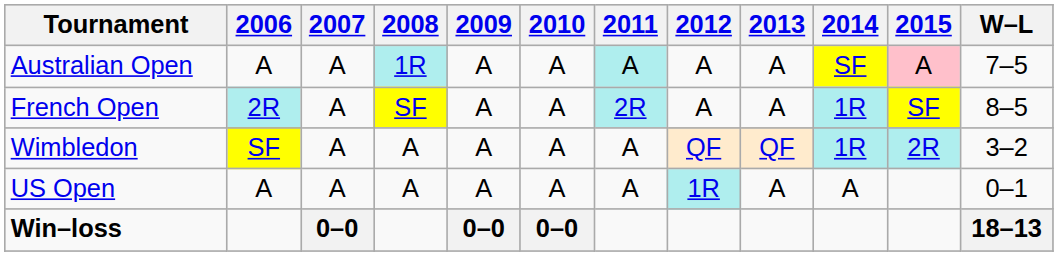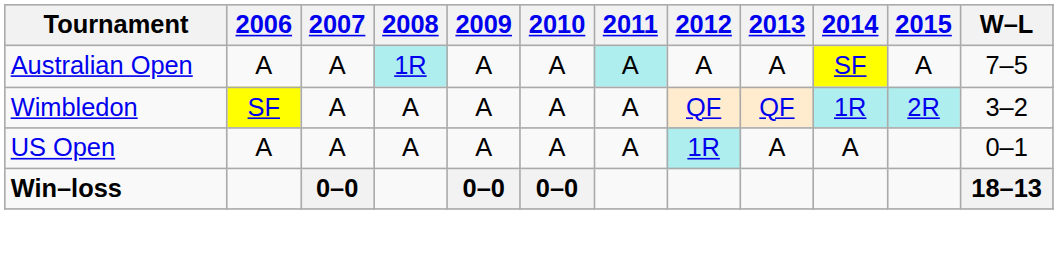(924, 65) pink background -> (924, 65) no background
- row: (85, 106)
